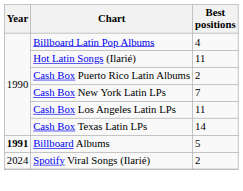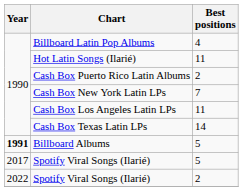+ row: (92, 161)
(18, 161) 2024 -> (18, 178) 2022
